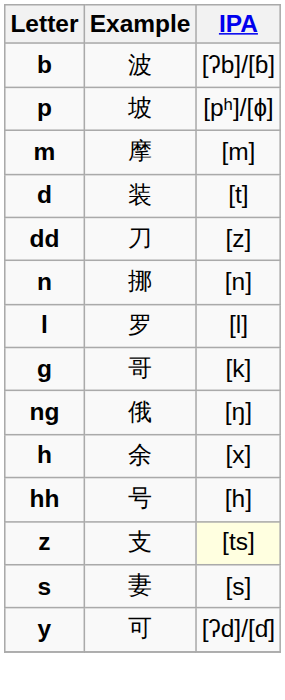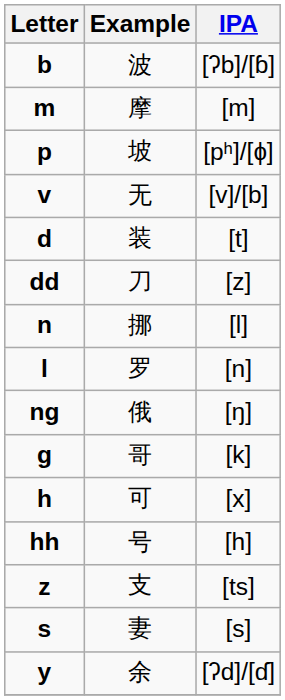rows swapped: (44, 108) <-> (44, 151)
+ row: (44, 195)
(238, 282) [n] -> (238, 325) [l]
(238, 325) [l] -> (238, 368) [n]
rows swapped: (44, 368) <-> (44, 412)
(140, 454) 余 -> (140, 498) 可
(238, 542) lightyellow background -> (238, 585) no background
(140, 628) 可 -> (140, 672) 余
